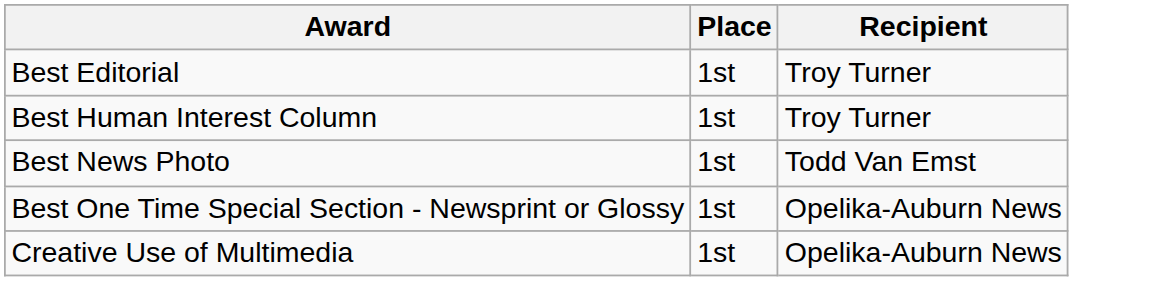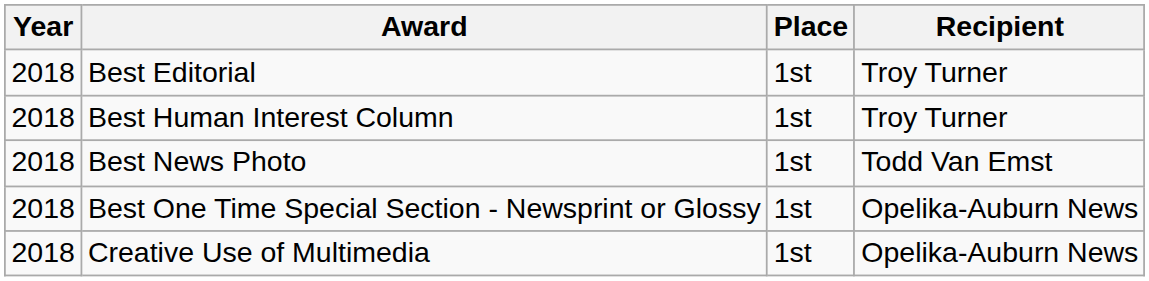+ column: (43, 27)
